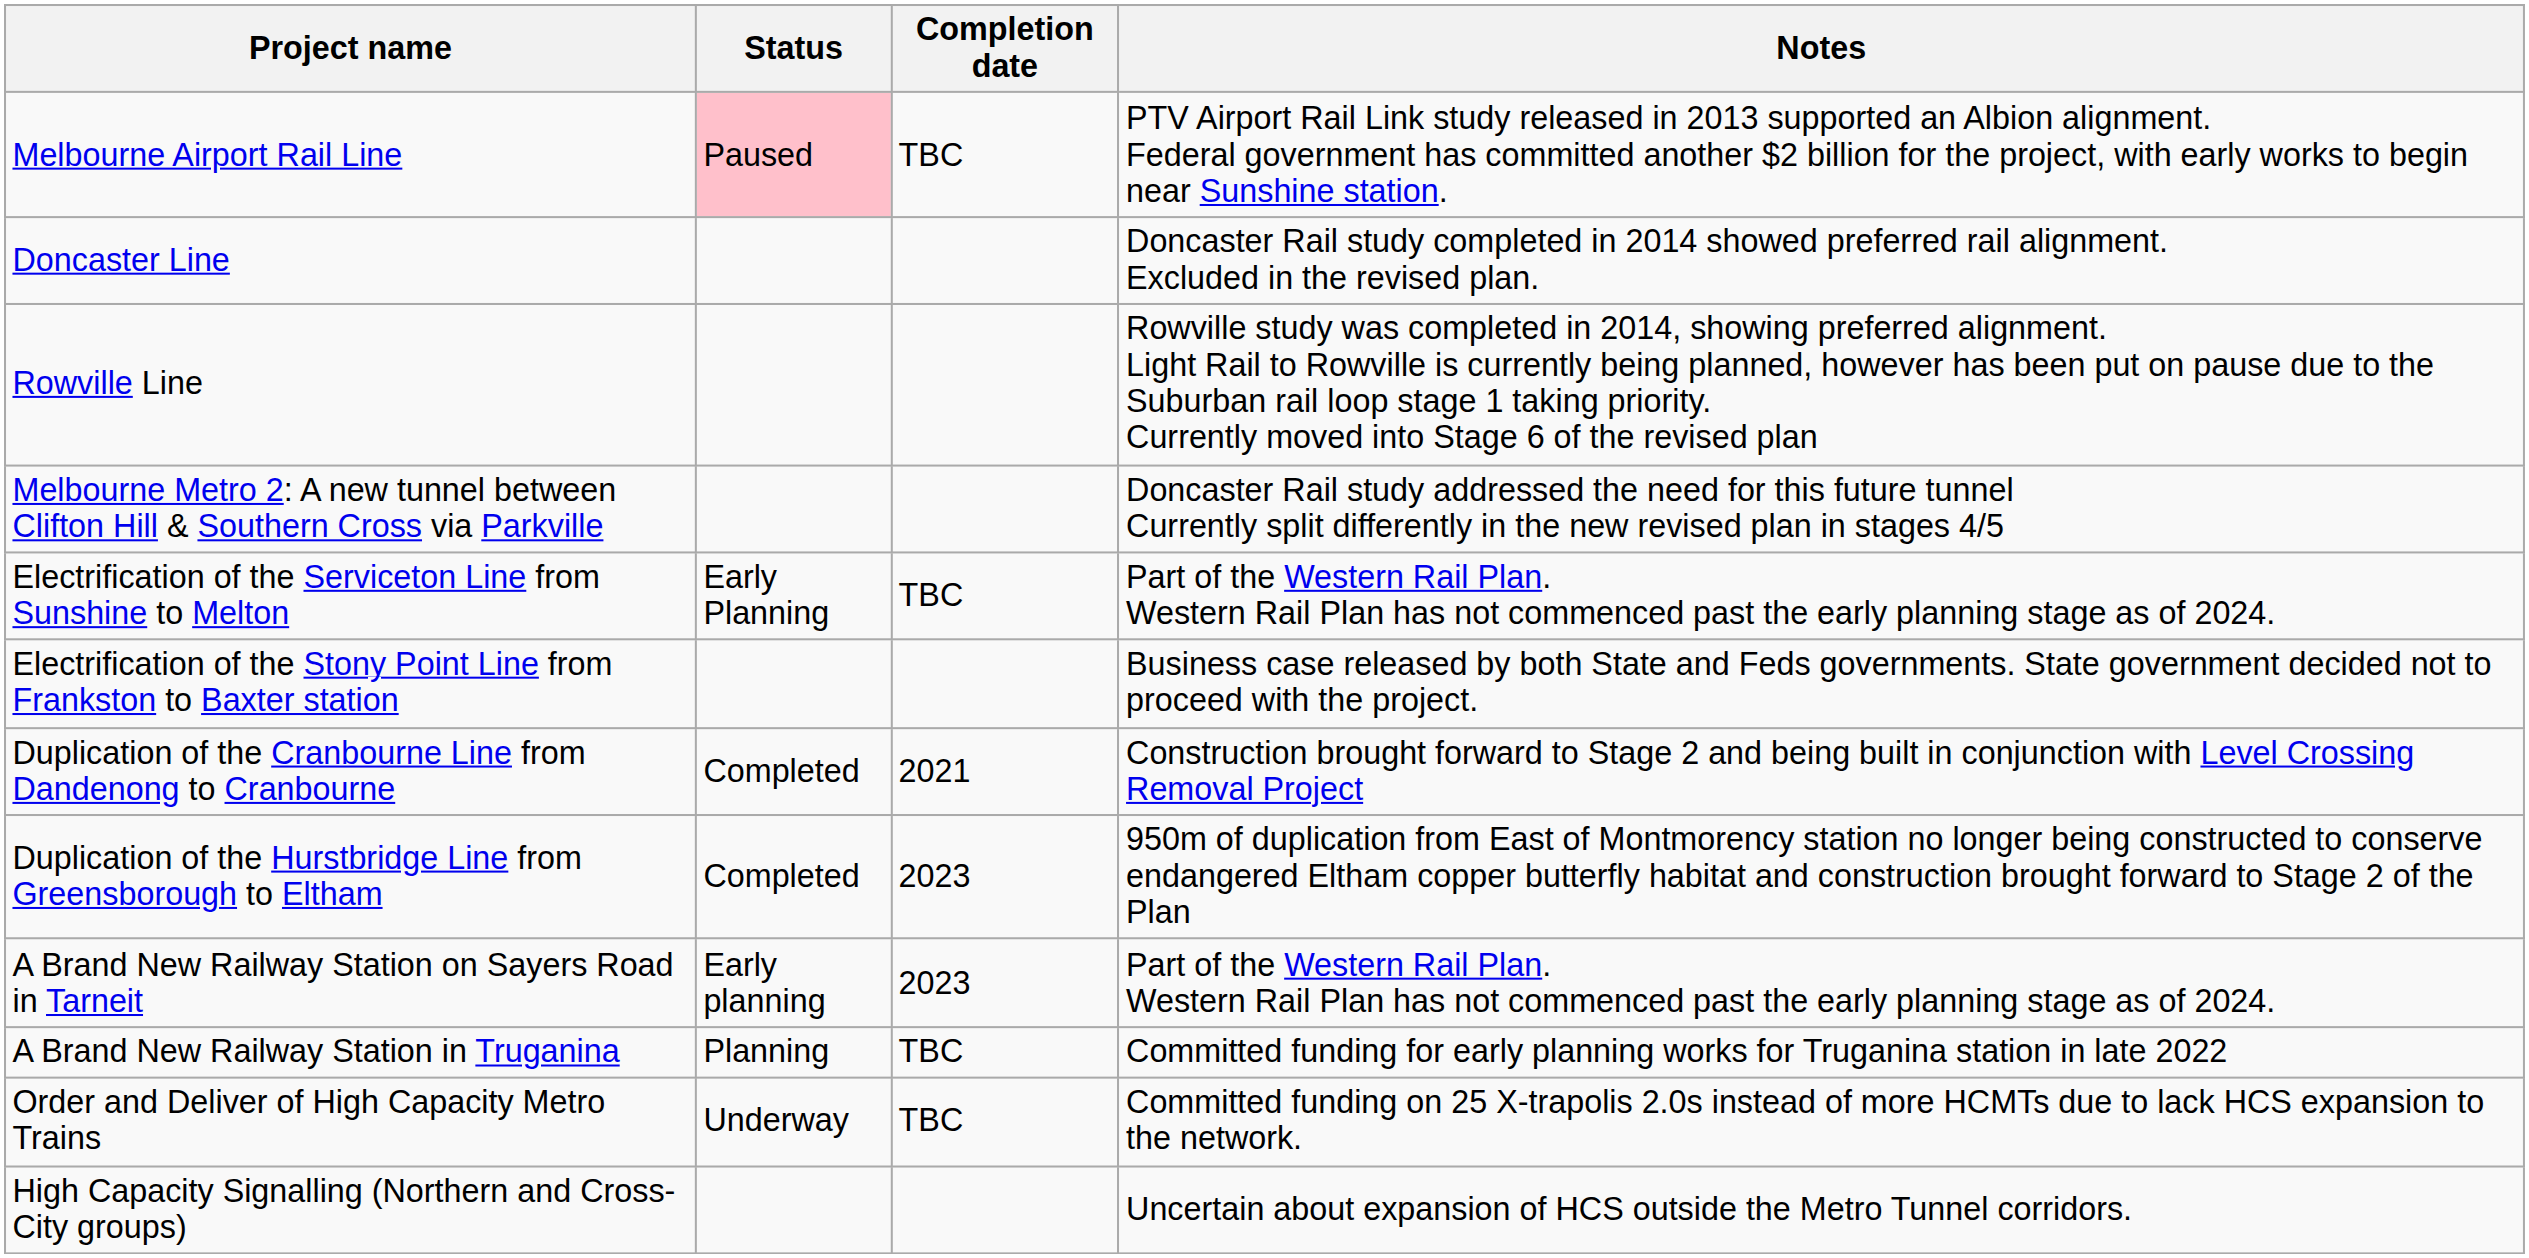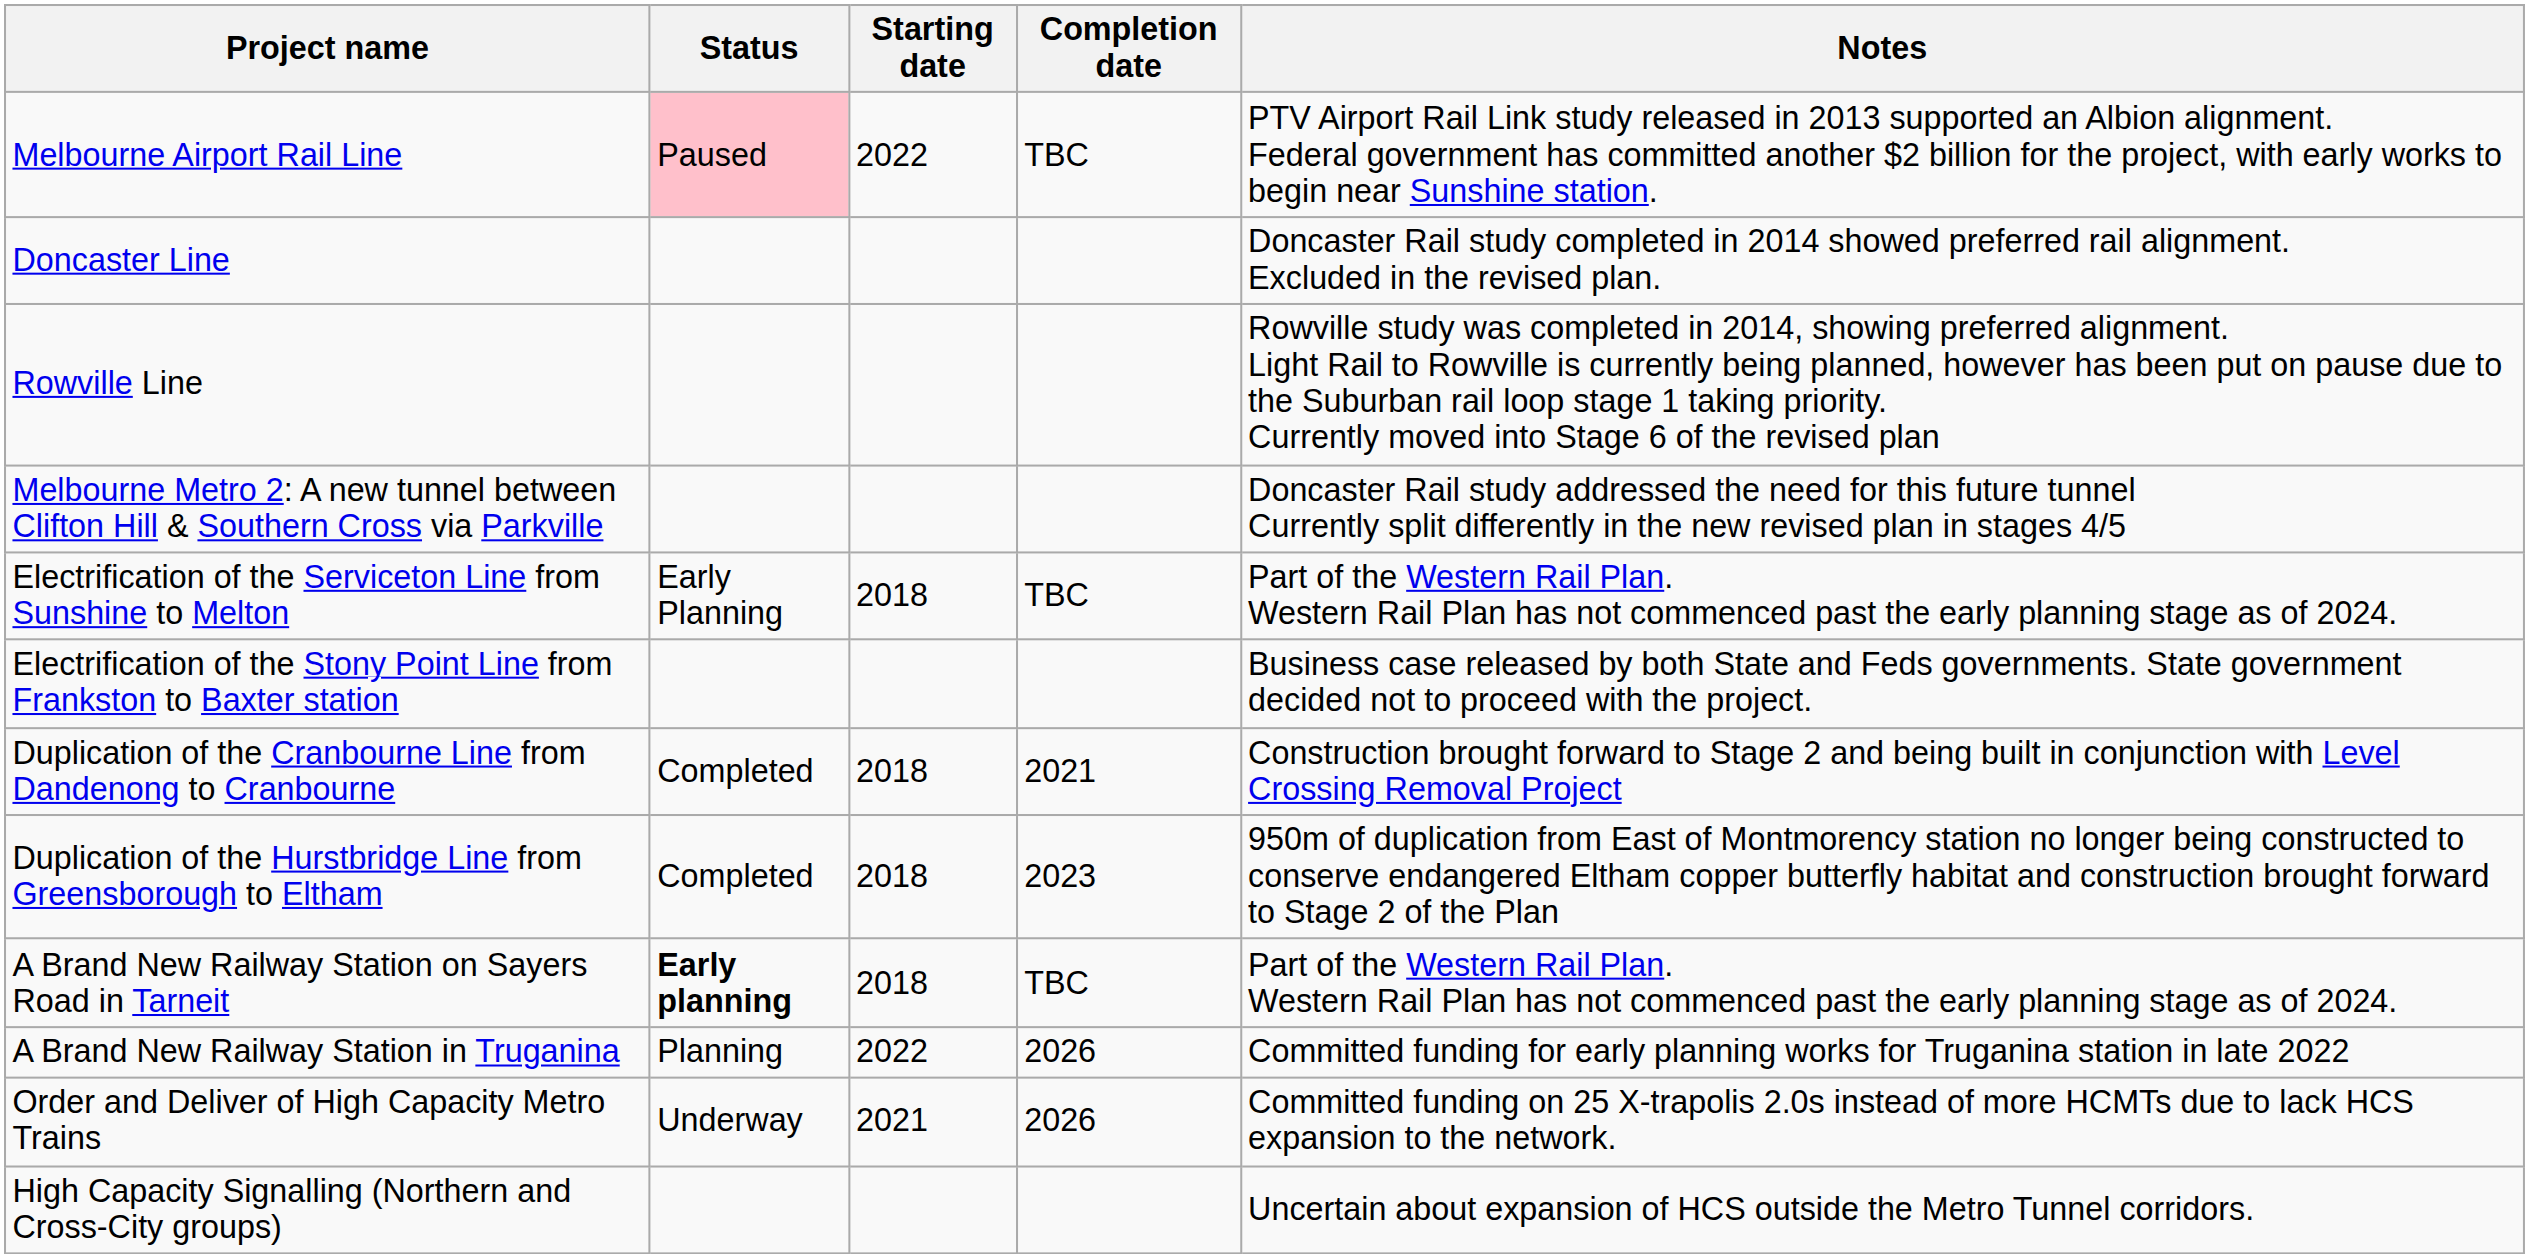+ column: (933, 48)
(764, 982) normal -> (725, 982) bold
(935, 982) 2023 -> (1057, 982) TBC
(931, 1051) TBC -> (1060, 1051) 2026
(931, 1121) TBC -> (1060, 1121) 2026
